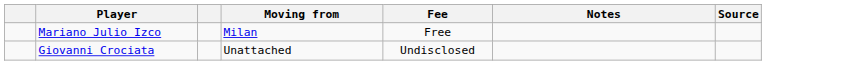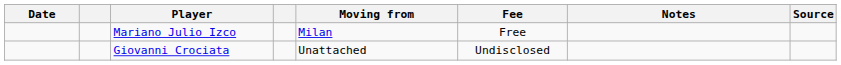+ column: (42, 14)
